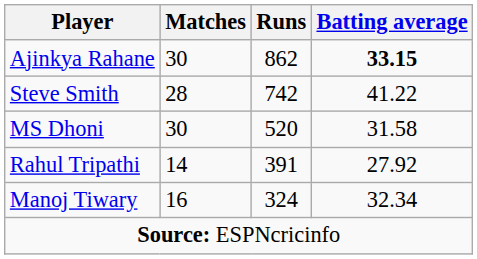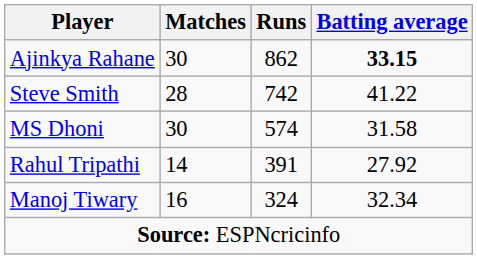(281, 128) 520 -> (281, 128) 574
